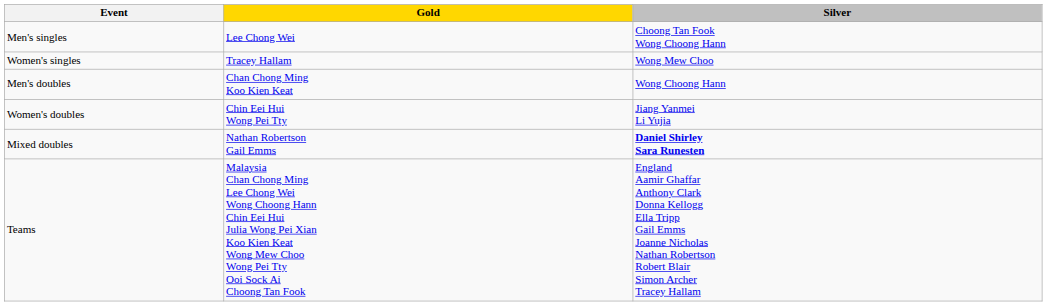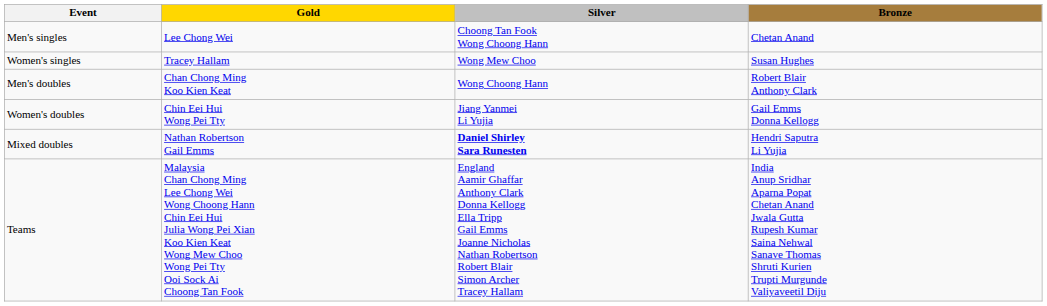+ column: (895, 13)
